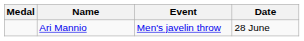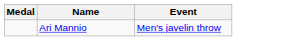- column: (265, 12)
